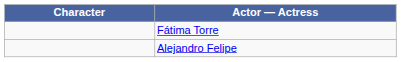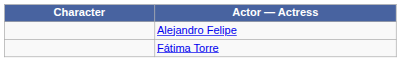rows swapped: (197, 48) <-> (188, 30)
